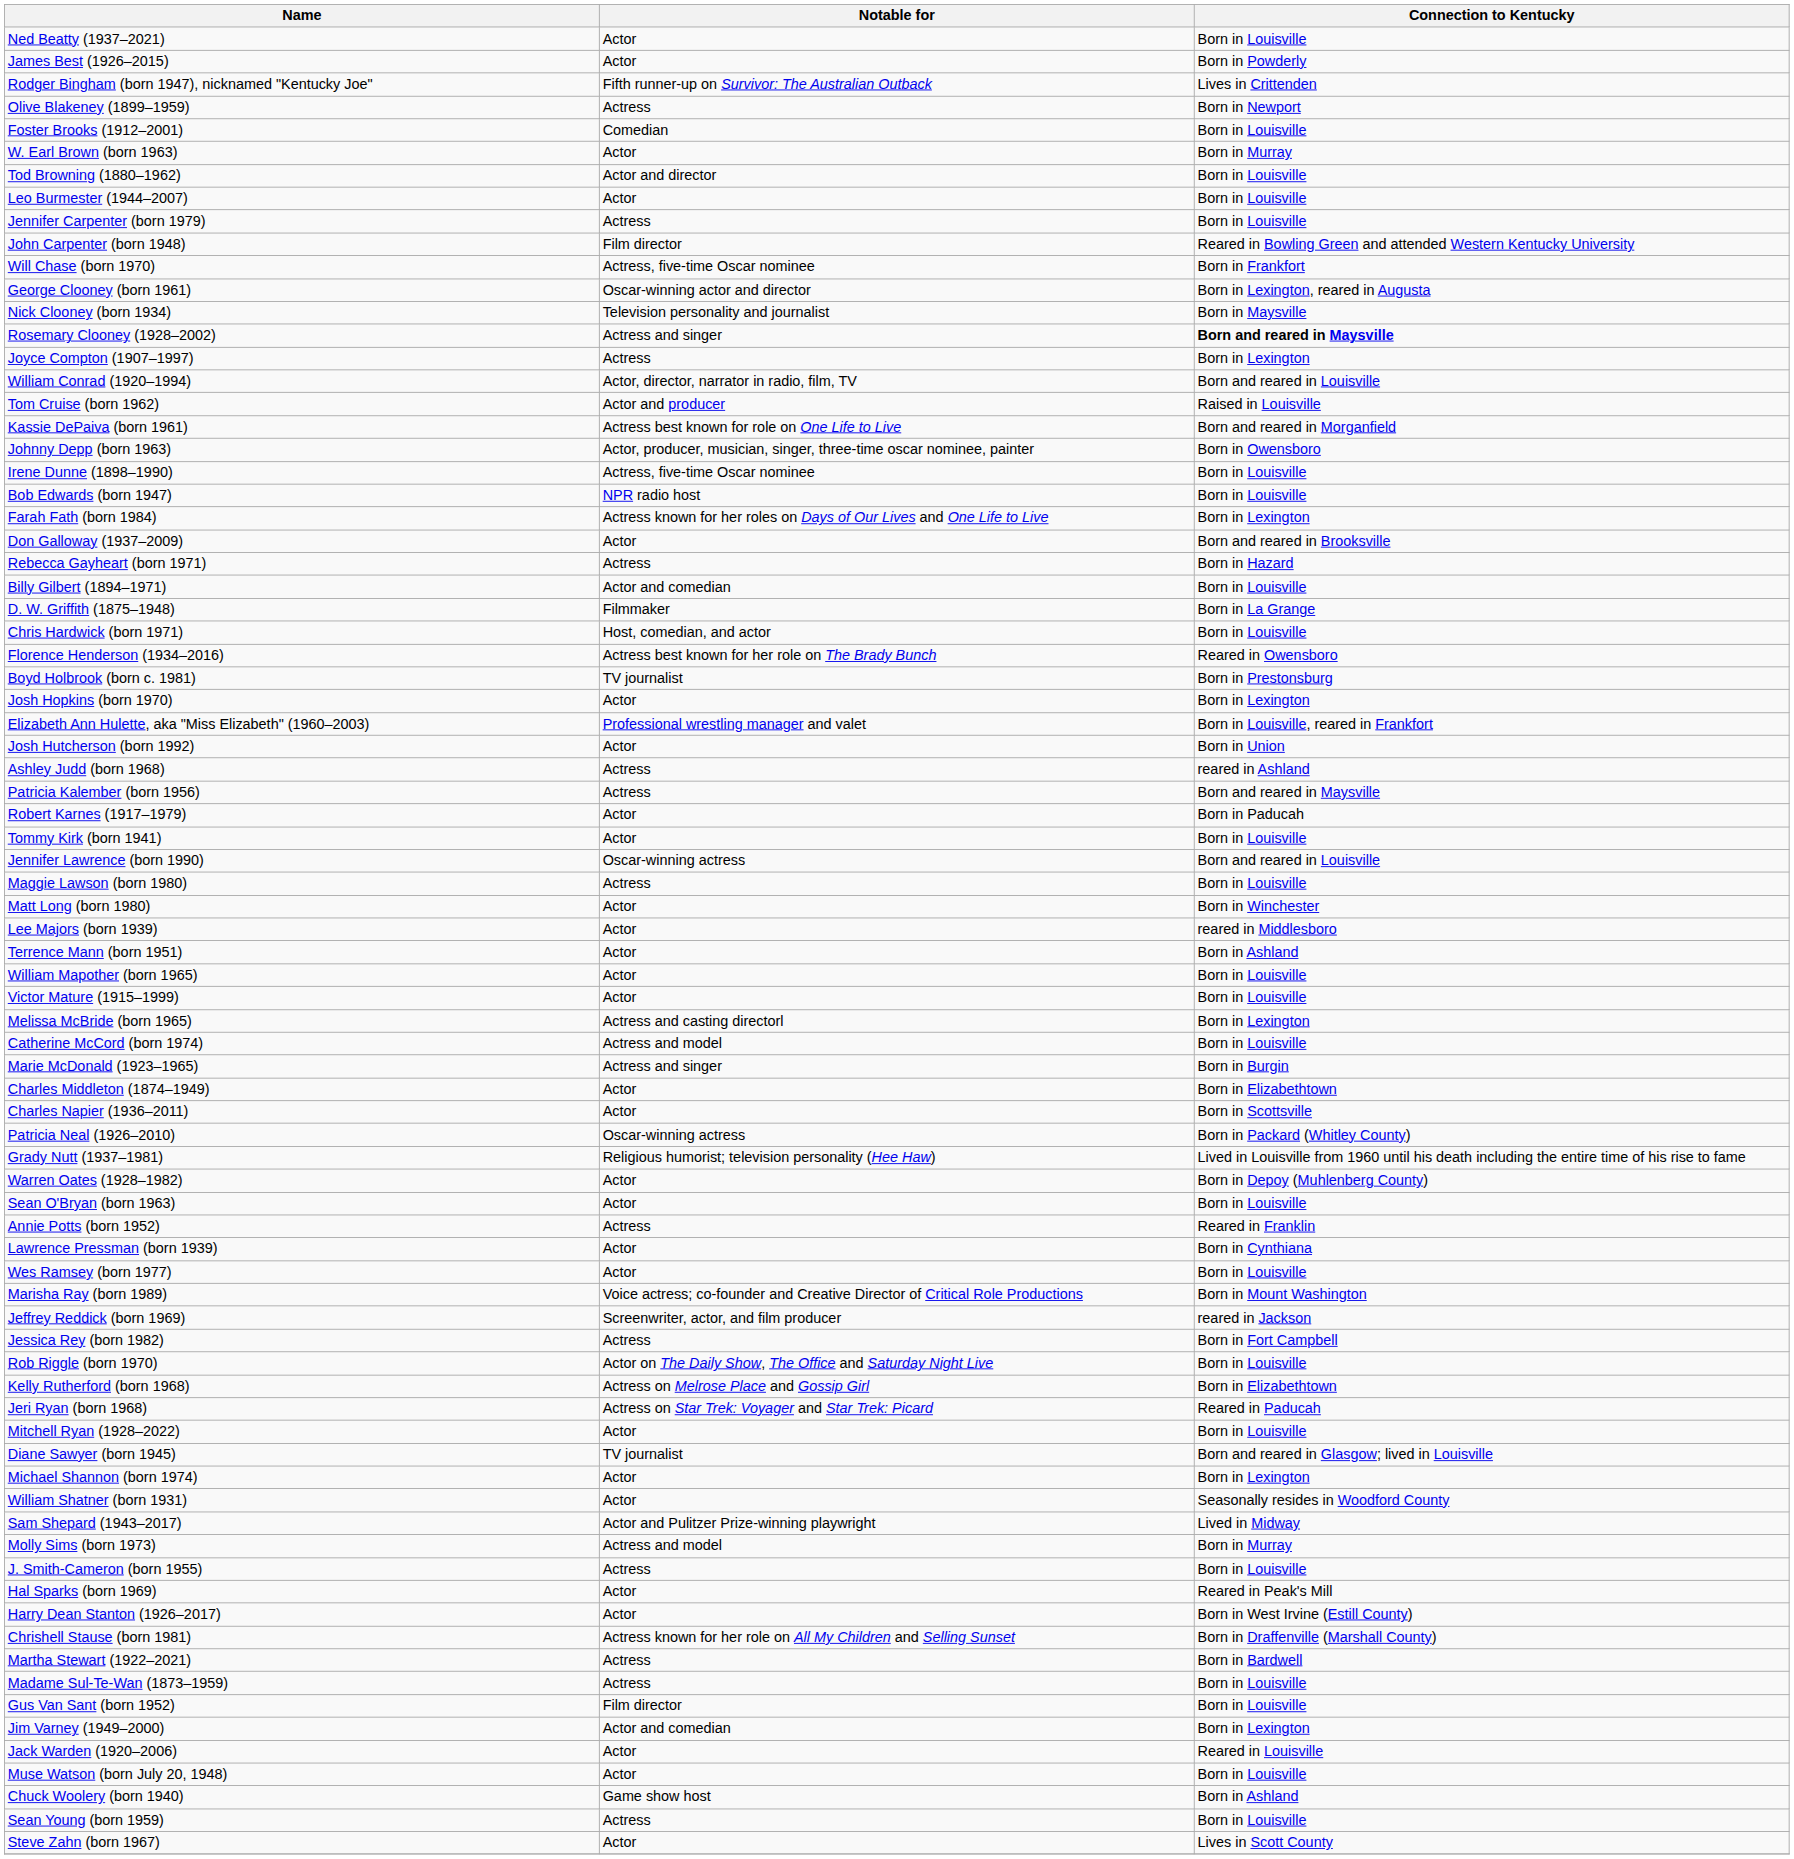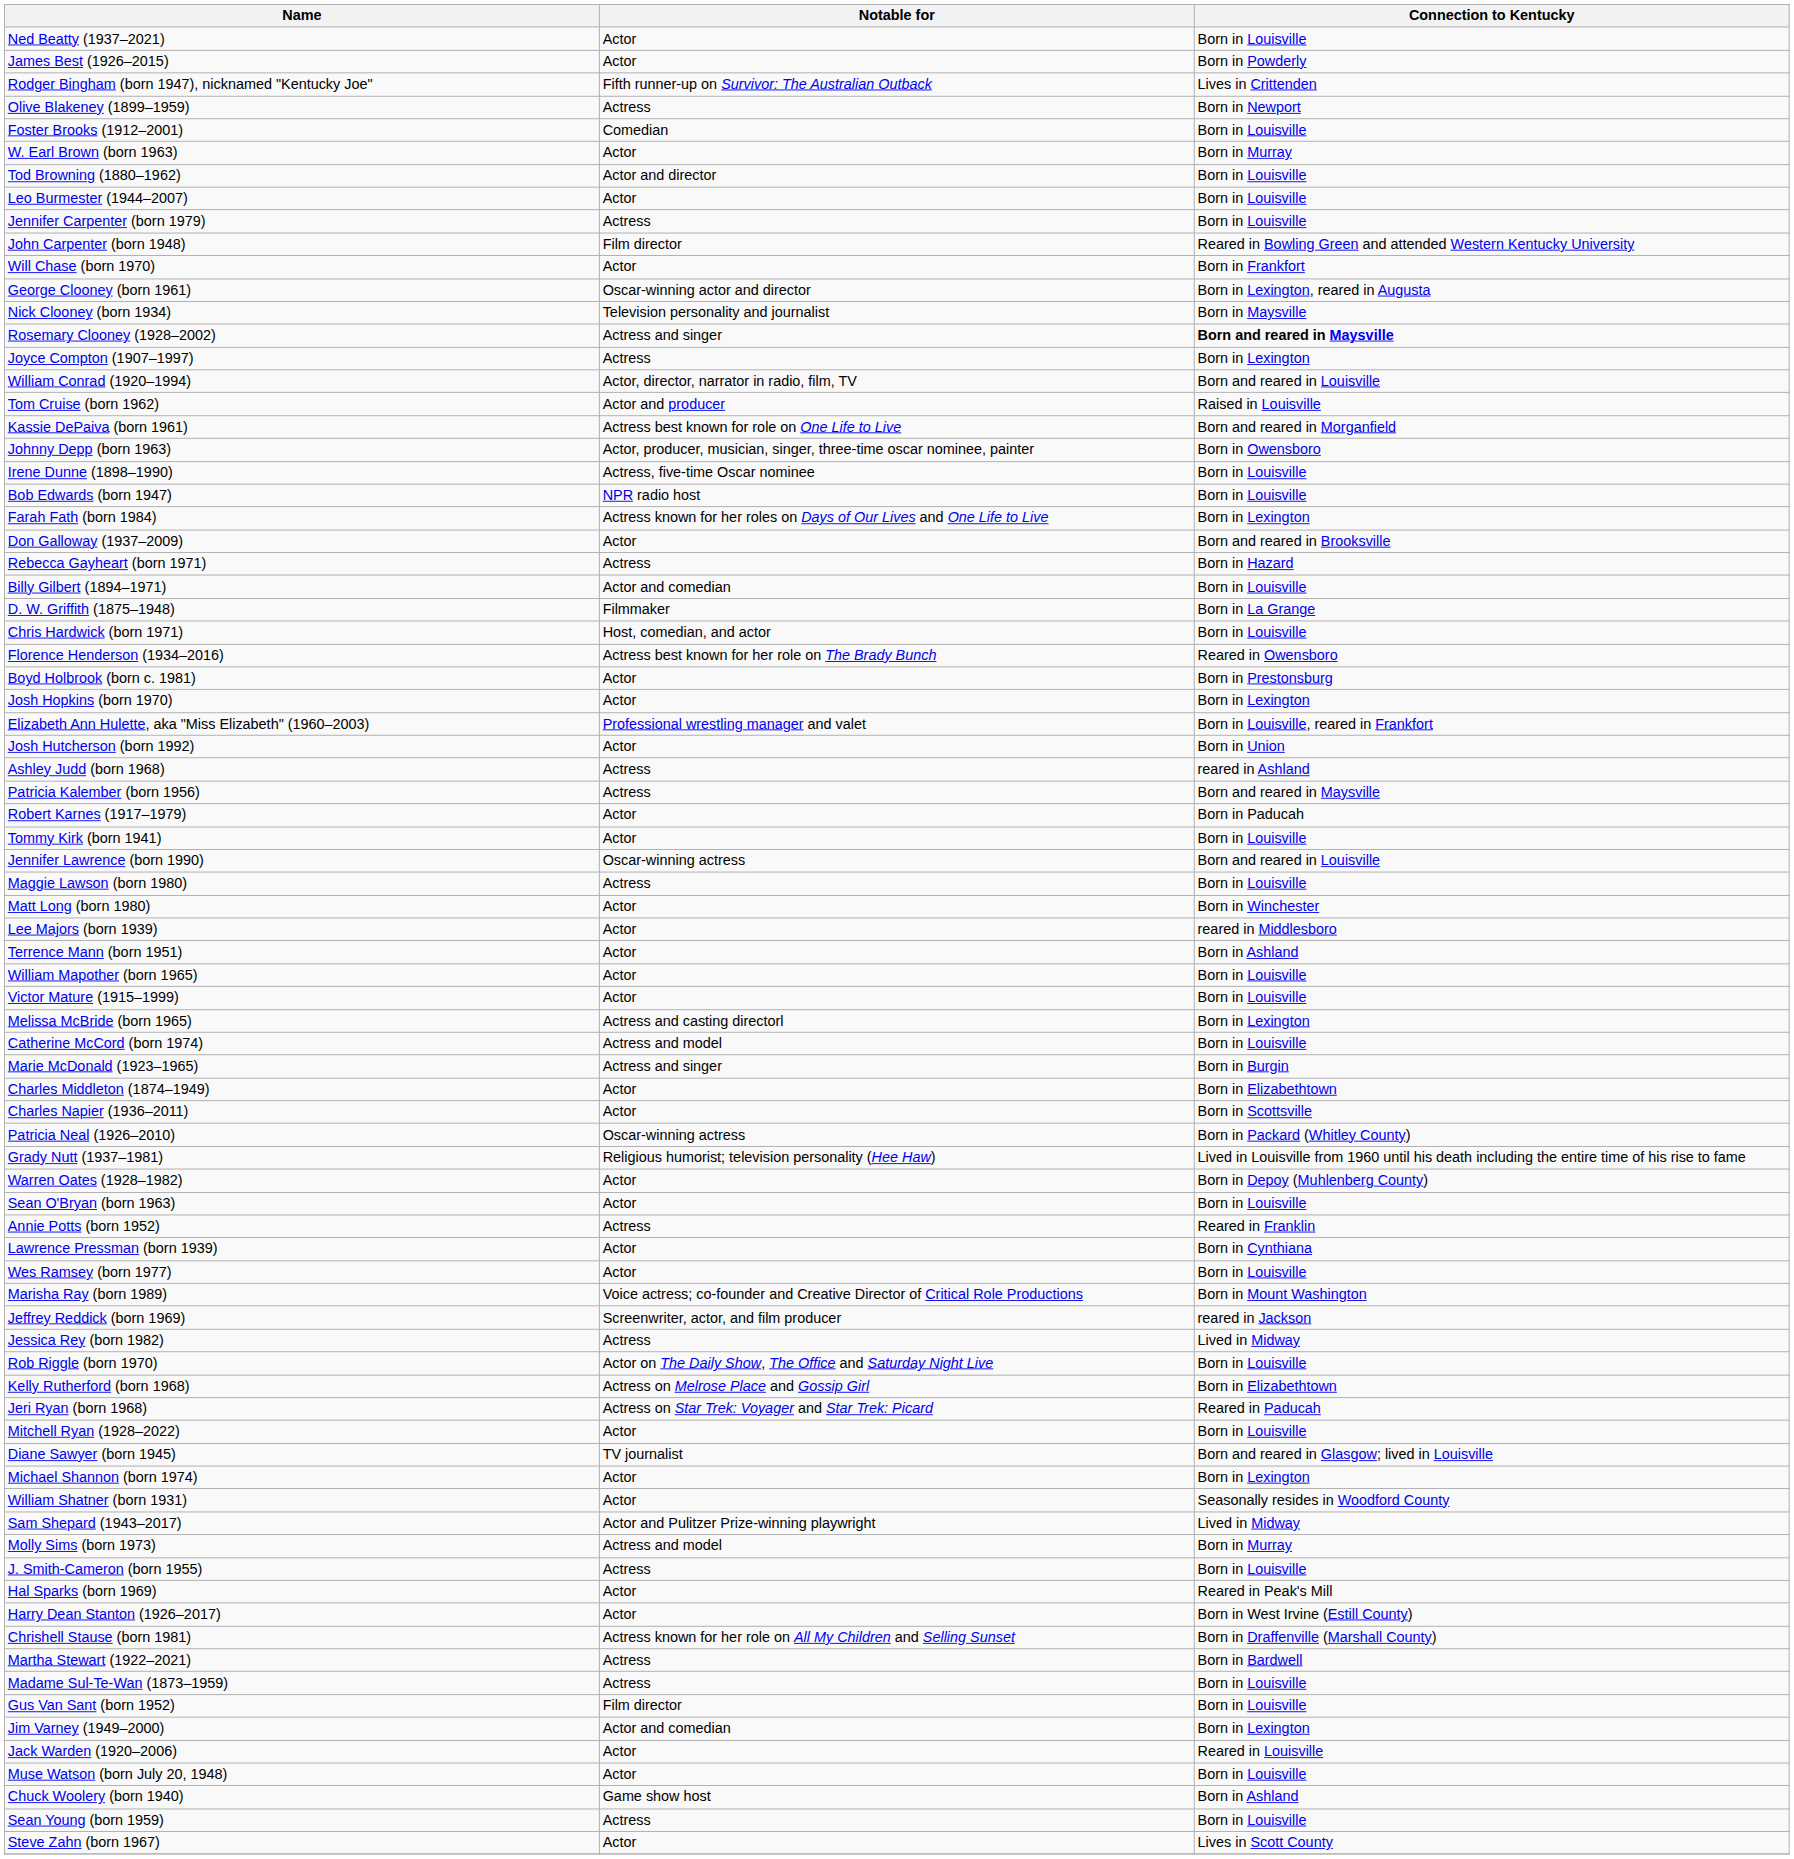(709, 267) Actress, five-time Oscar nominee -> (619, 267) Actor
(643, 678) TV journalist -> (619, 678) Actor
(1268, 1340) Born in Fort Campbell -> (1249, 1340) Lived in Midway
